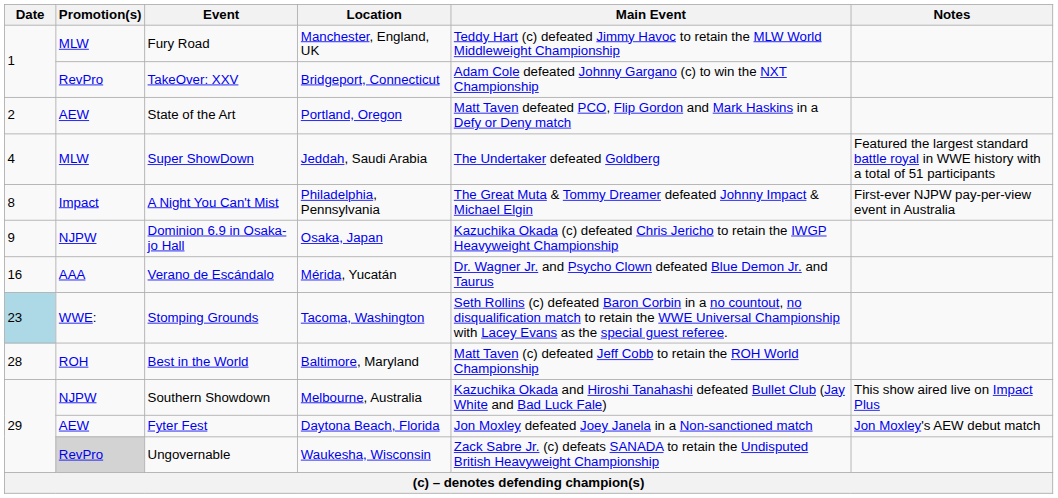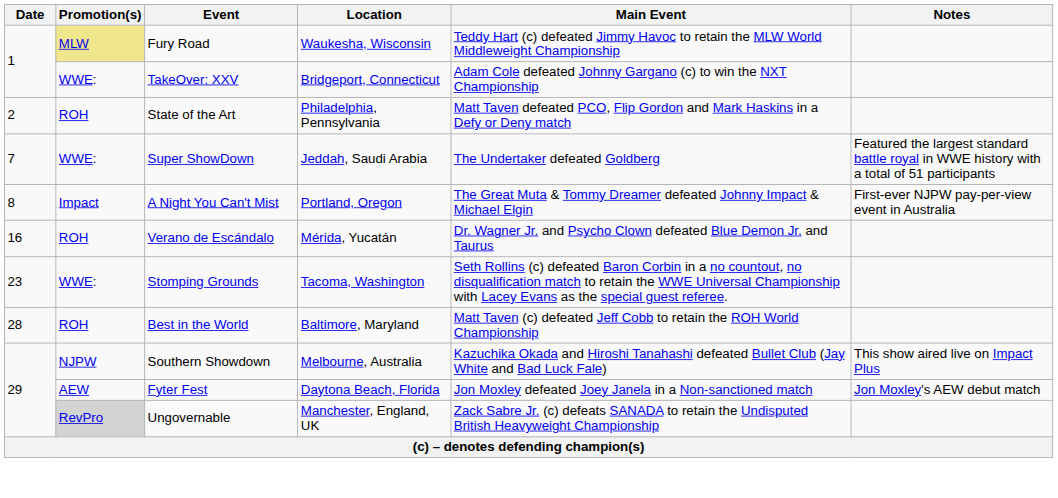(74, 43) no background -> (74, 43) khaki background
(365, 43) Manchester, England, UK -> (366, 43) Waukesha, Wisconsin
(81, 79) RevPro -> (78, 79) WWE:
(74, 115) AEW -> (74, 115) ROH
(351, 115) Portland, Oregon -> (340, 115) Philadelphia, Pennsylvania
(11, 159) 4 -> (11, 159) 7
(74, 159) MLW -> (78, 159) WWE:
(340, 202) Philadelphia, Pennsylvania -> (351, 202) Portland, Oregon
- row: (217, 238)
(72, 274) AAA -> (74, 238) ROH
(15, 317) lightblue background -> (15, 281) no background
(366, 454) Waukesha, Wisconsin -> (365, 418) Manchester, England, UK
